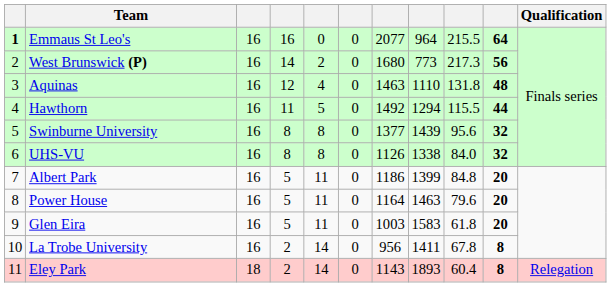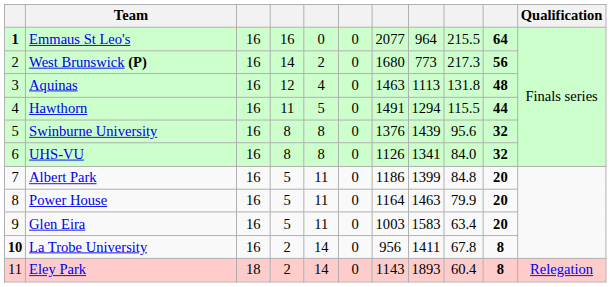(426, 85) 1110 -> (426, 85) 1113
(390, 108) 1492 -> (390, 108) 1491
(390, 131) 1377 -> (390, 131) 1376
(426, 154) 1338 -> (426, 154) 1341
(464, 200) 79.6 -> (464, 200) 79.9
(464, 223) 61.8 -> (464, 223) 63.4
(15, 246) normal -> (15, 246) bold
